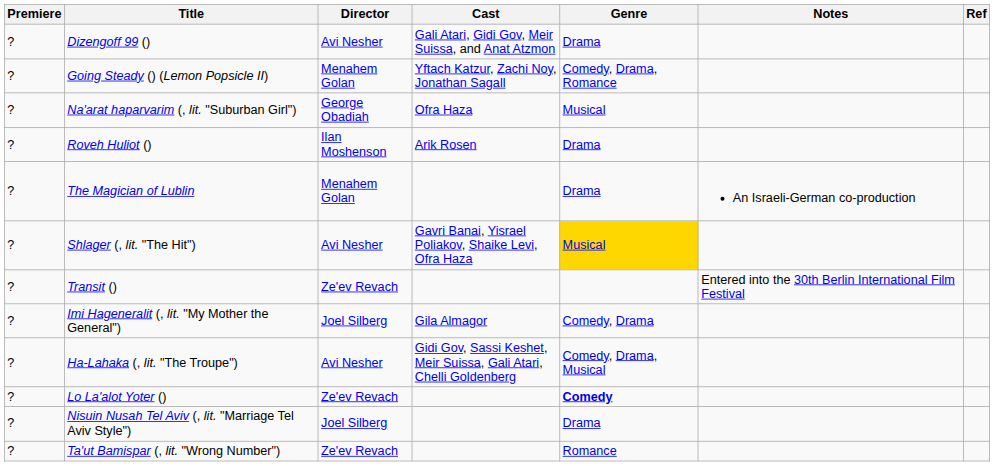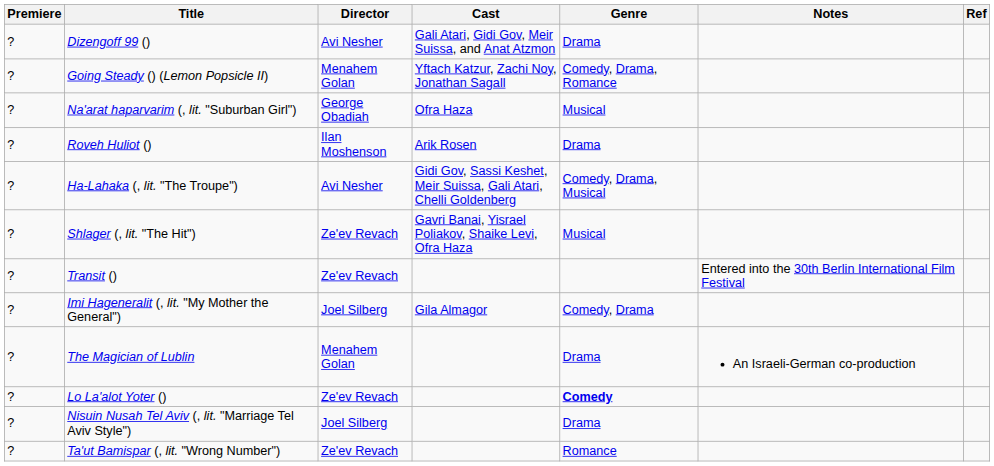rows swapped: (153, 362) <-> (131, 191)
(352, 245) Avi Nesher -> (360, 234) Ze'ev Revach
(584, 245) gold background -> (584, 234) no background
